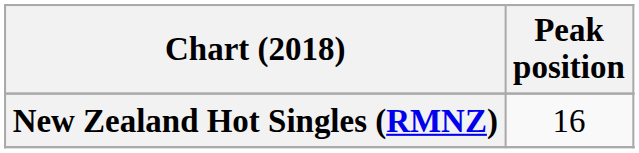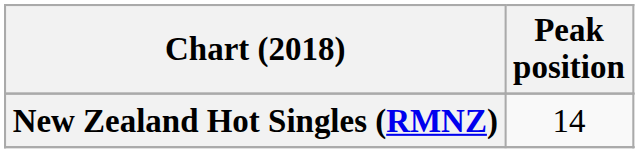(569, 119) 16 -> (569, 119) 14
